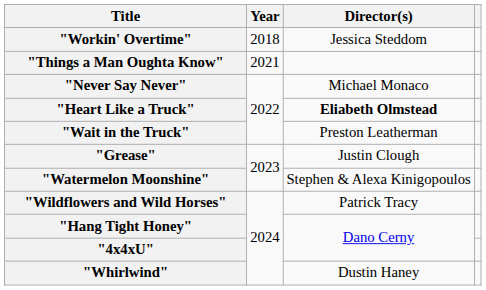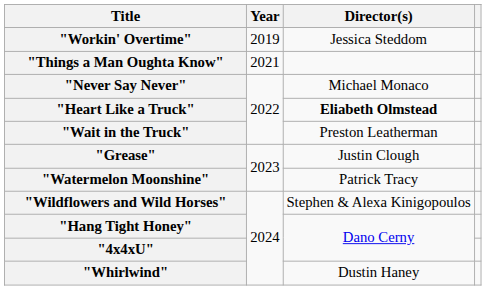(265, 39) 2018 -> (265, 39) 2019
(379, 179) Stephen & Alexa Kinigopoulos -> (379, 179) Patrick Tracy
(379, 202) Patrick Tracy -> (379, 202) Stephen & Alexa Kinigopoulos
